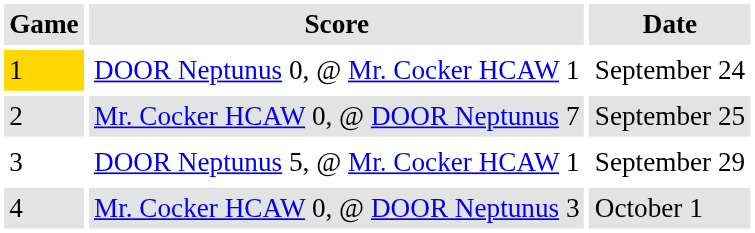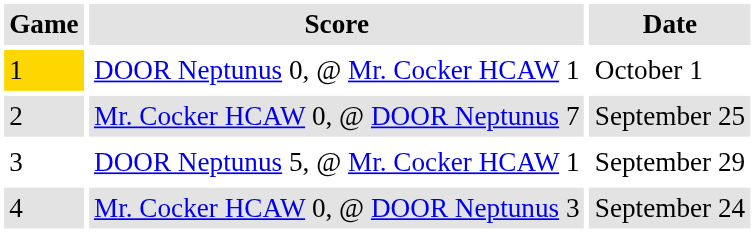(670, 70) September 24 -> (649, 70) October 1
(649, 207) October 1 -> (670, 207) September 24
